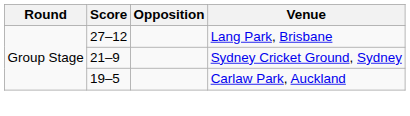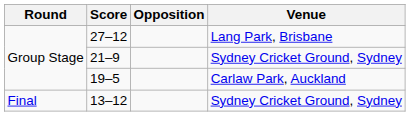+ row: (109, 100)
